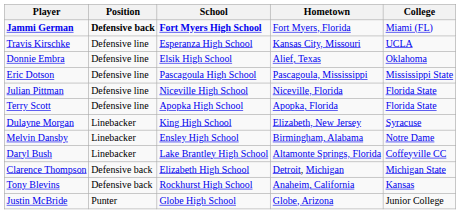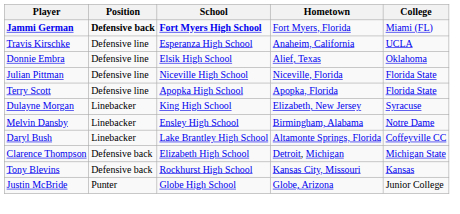(317, 43) Kansas City, Missouri -> (314, 43) Anaheim, California
- row: (30, 75)
(314, 185) Anaheim, California -> (317, 169) Kansas City, Missouri
